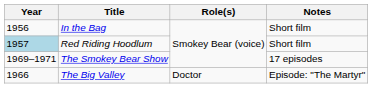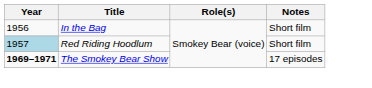(31, 59) normal -> (31, 59) bold
- row: (93, 75)
